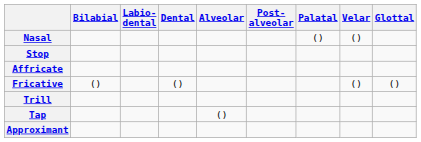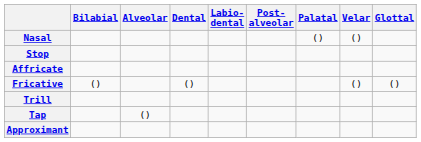columns swapped: (139, 17) <-> (222, 17)
